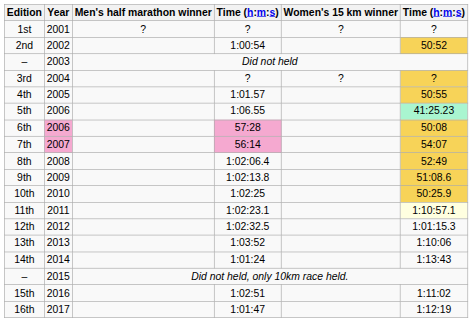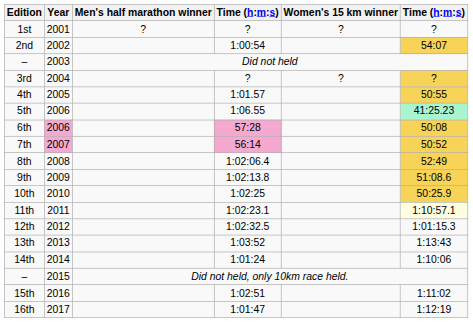(434, 45) 50:52 -> (434, 45) 54:07
(434, 144) 54:07 -> (434, 144) 50:52
(434, 243) 1:10:06 -> (434, 243) 1:13:43
(434, 260) 1:13:43 -> (434, 260) 1:10:06
